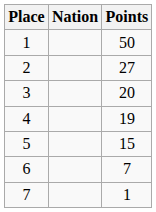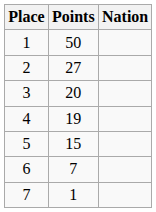columns swapped: (75, 17) <-> (127, 17)
